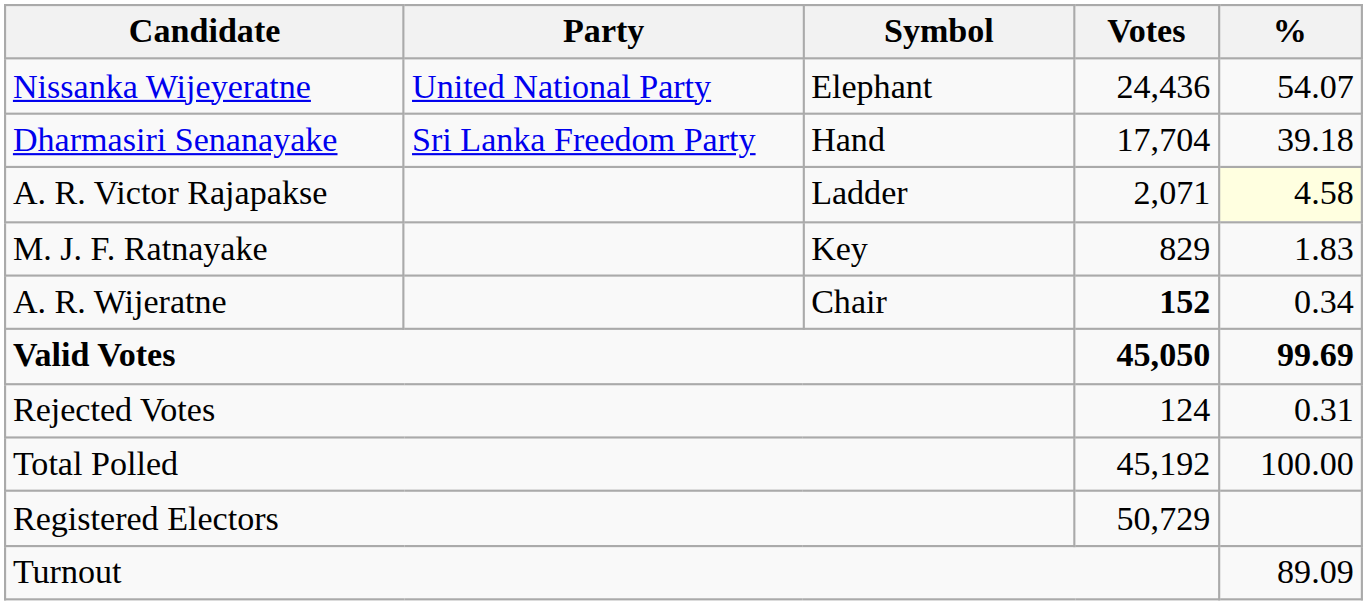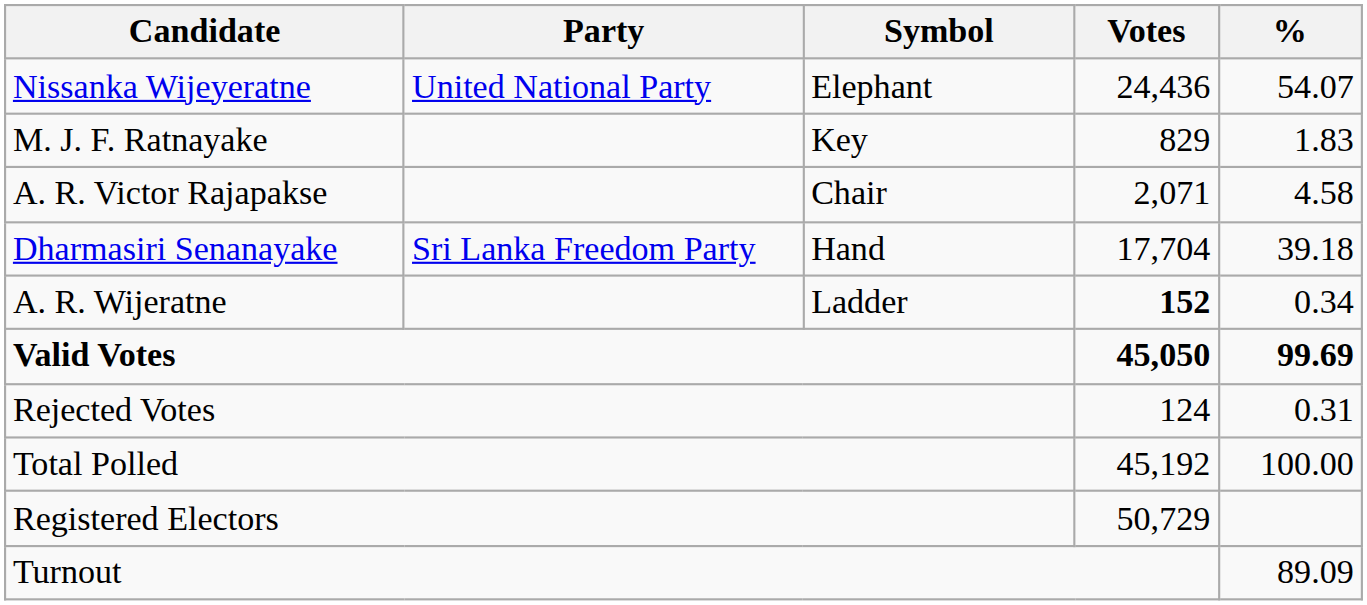rows swapped: (175, 139) <-> (140, 247)
(859, 193) Ladder -> (849, 193) Chair
(1324, 193) lightyellow background -> (1324, 193) no background
(849, 301) Chair -> (859, 301) Ladder
